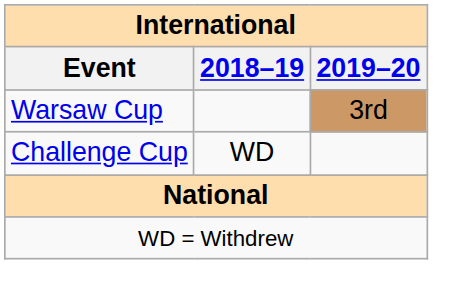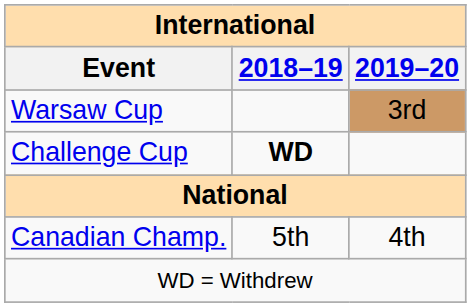(252, 152) normal -> (291, 152) bold
+ row: (119, 237)
